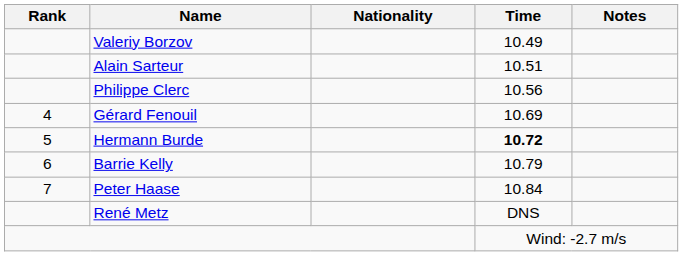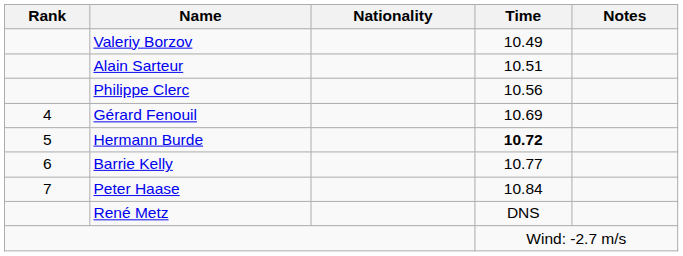(523, 164) 10.79 -> (523, 164) 10.77
